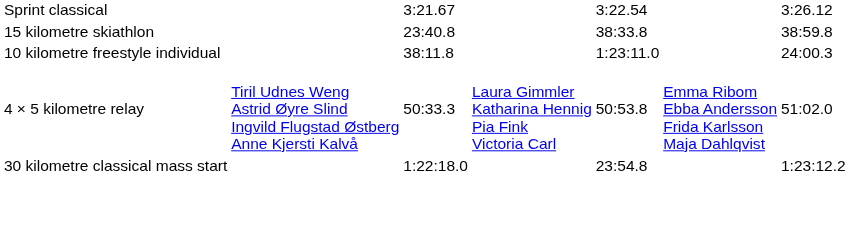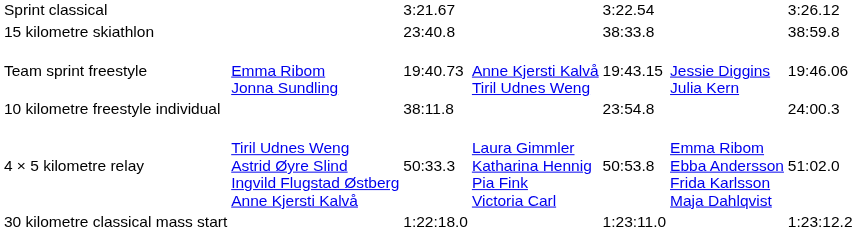+ row: (76, 70)
(627, 53) 1:23:11.0 -> (628, 109) 23:54.8
(622, 165) 23:54.8 -> (634, 222) 1:23:11.0
